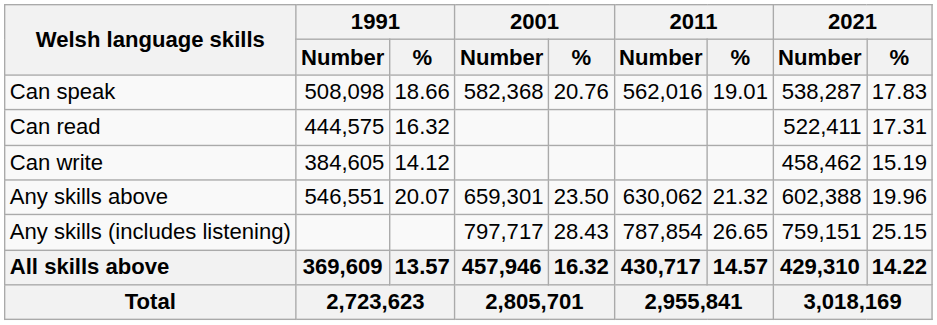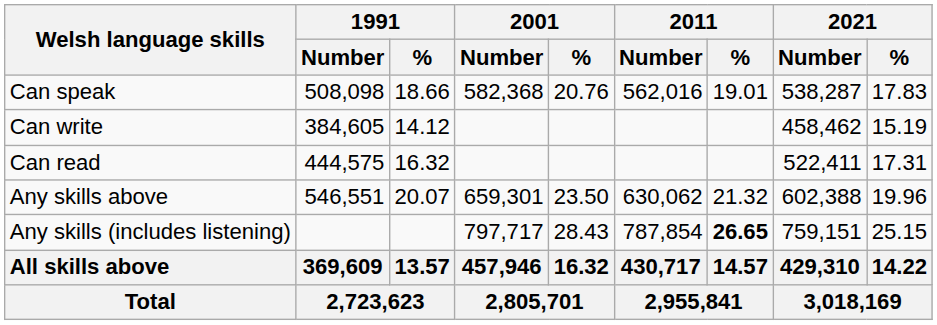rows swapped: (55, 127) <-> (56, 162)
(740, 232) normal -> (740, 232) bold
